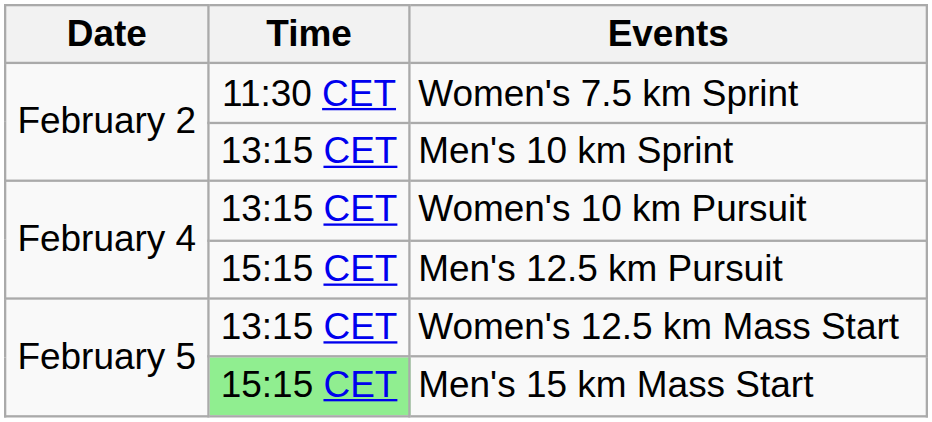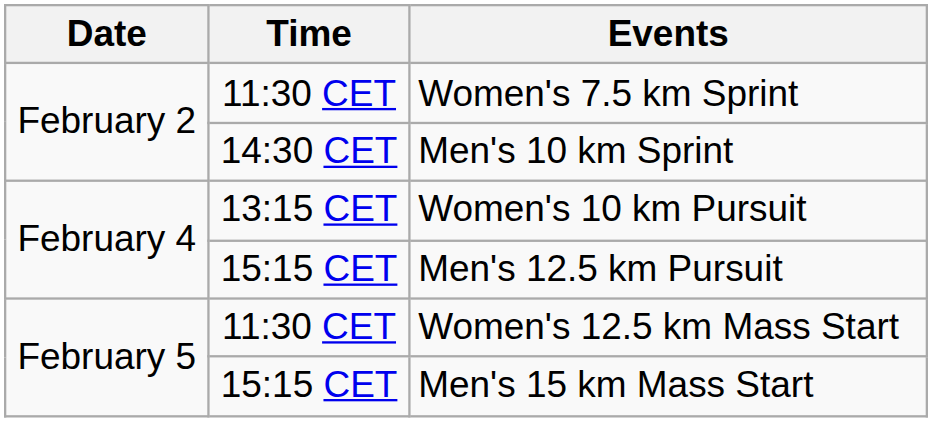(309, 151) 13:15 CET -> (309, 151) 14:30 CET
(309, 326) 13:15 CET -> (309, 326) 11:30 CET
(309, 385) lightgreen background -> (309, 385) no background
